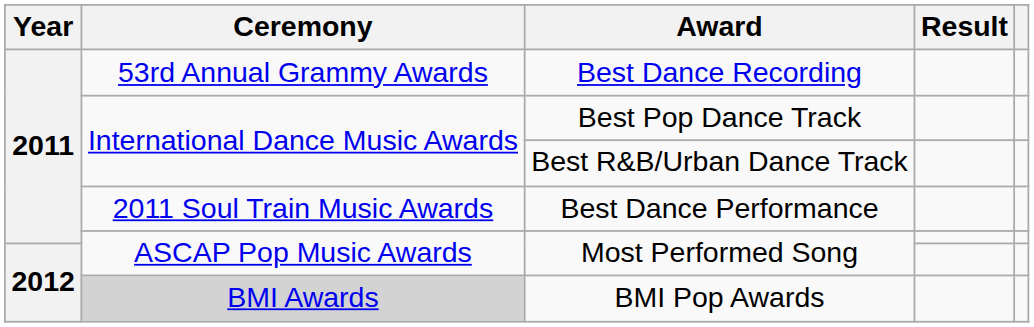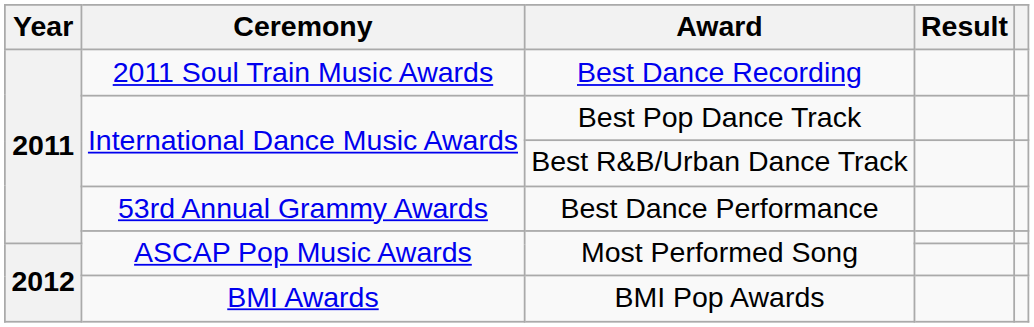(303, 72) 53rd Annual Grammy Awards -> (303, 72) 2011 Soul Train Music Awards
(303, 207) 2011 Soul Train Music Awards -> (303, 207) 53rd Annual Grammy Awards
(303, 298) lightgrey background -> (303, 298) no background
